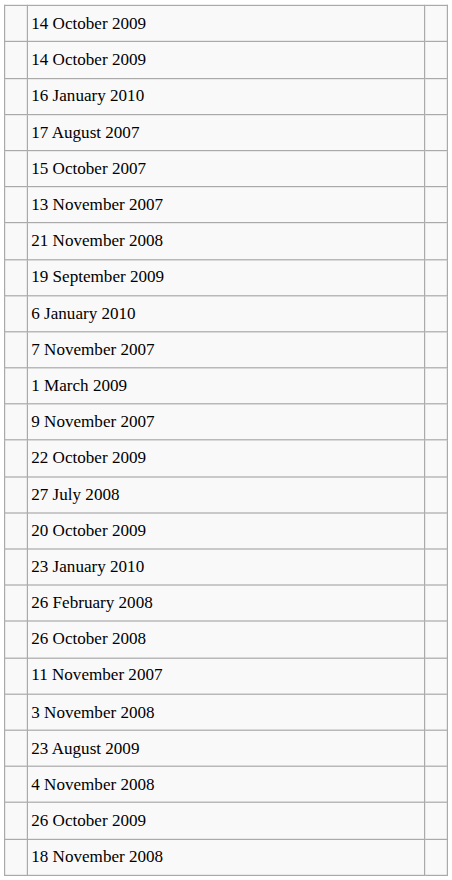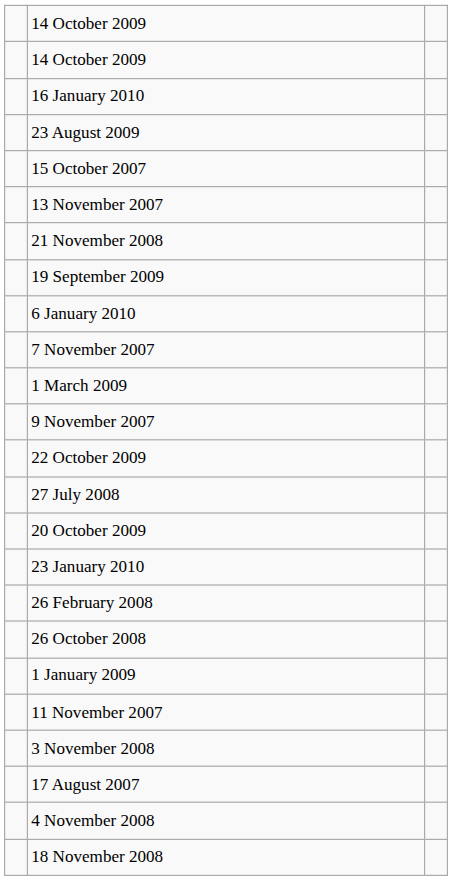rows swapped: (16, 132) <-> (16, 748)
+ row: (16, 676)
- row: (16, 821)
